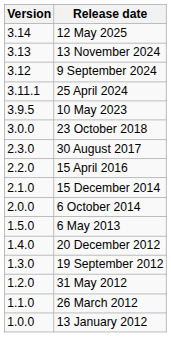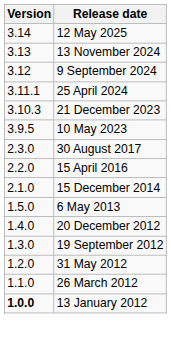+ row: (108, 110)
- row: (102, 129)
- row: (99, 206)
(21, 322) normal -> (21, 303) bold
